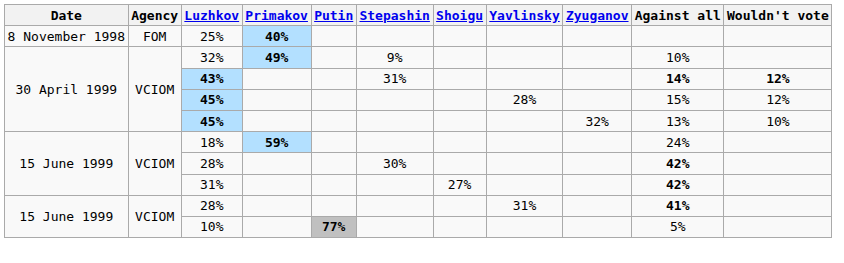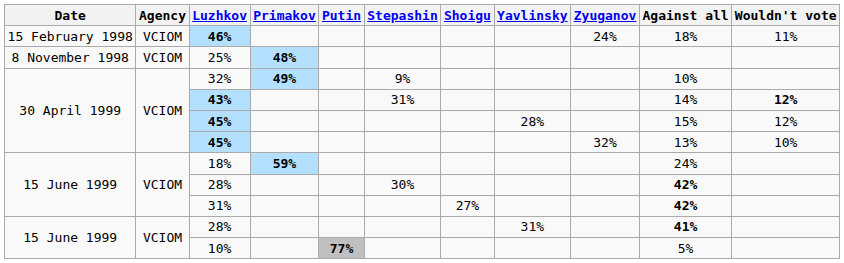+ row: (70, 36)
(155, 36) FOM -> (162, 57) VCIOM
(277, 36) 40% -> (284, 57) 48%
(678, 79) bold -> (686, 100) normal
